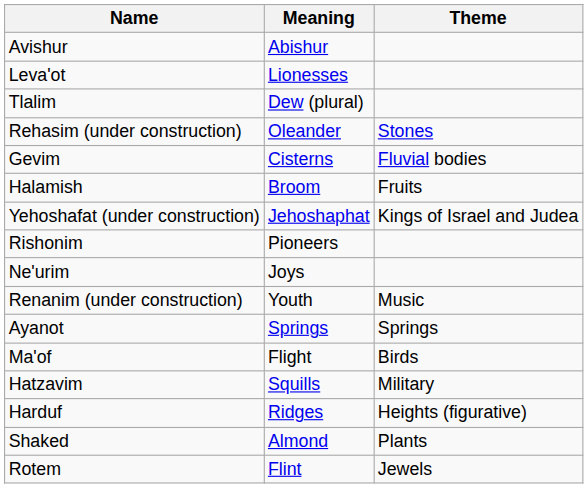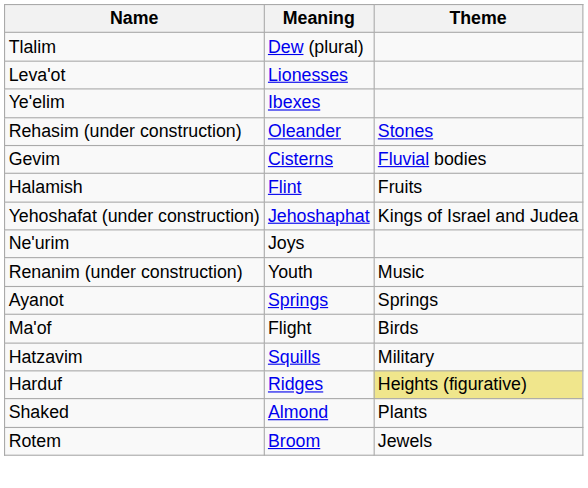- row: (38, 46)
rows swapped: (32, 103) <-> (37, 74)
+ row: (37, 103)
(294, 187) Broom -> (285, 187) Flint
- row: (46, 243)
(452, 412) no background -> (452, 384) khaki background
(285, 469) Flint -> (294, 441) Broom
